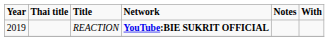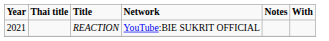(16, 27) 2019 -> (16, 27) 2021
(196, 27) bold -> (192, 27) normal
